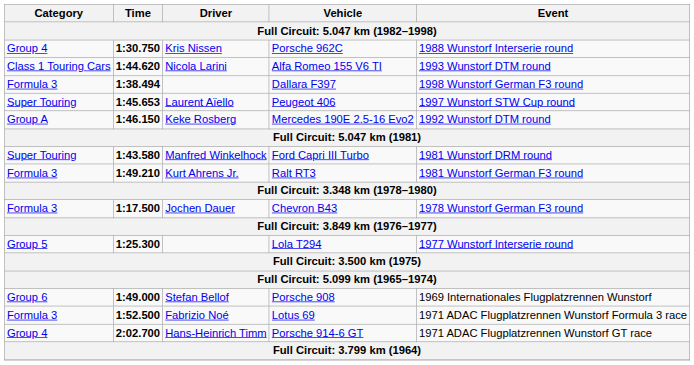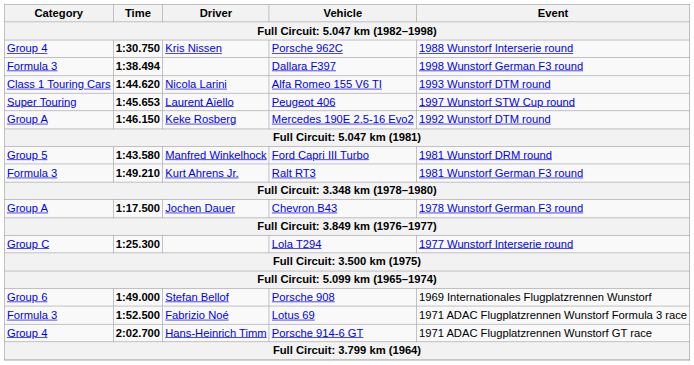rows swapped: (304, 84) <-> (327, 66)
(42, 155) Super Touring -> (27, 155) Group 5
(32, 208) Formula 3 -> (27, 208) Group A
(27, 244) Group 5 -> (28, 244) Group C
